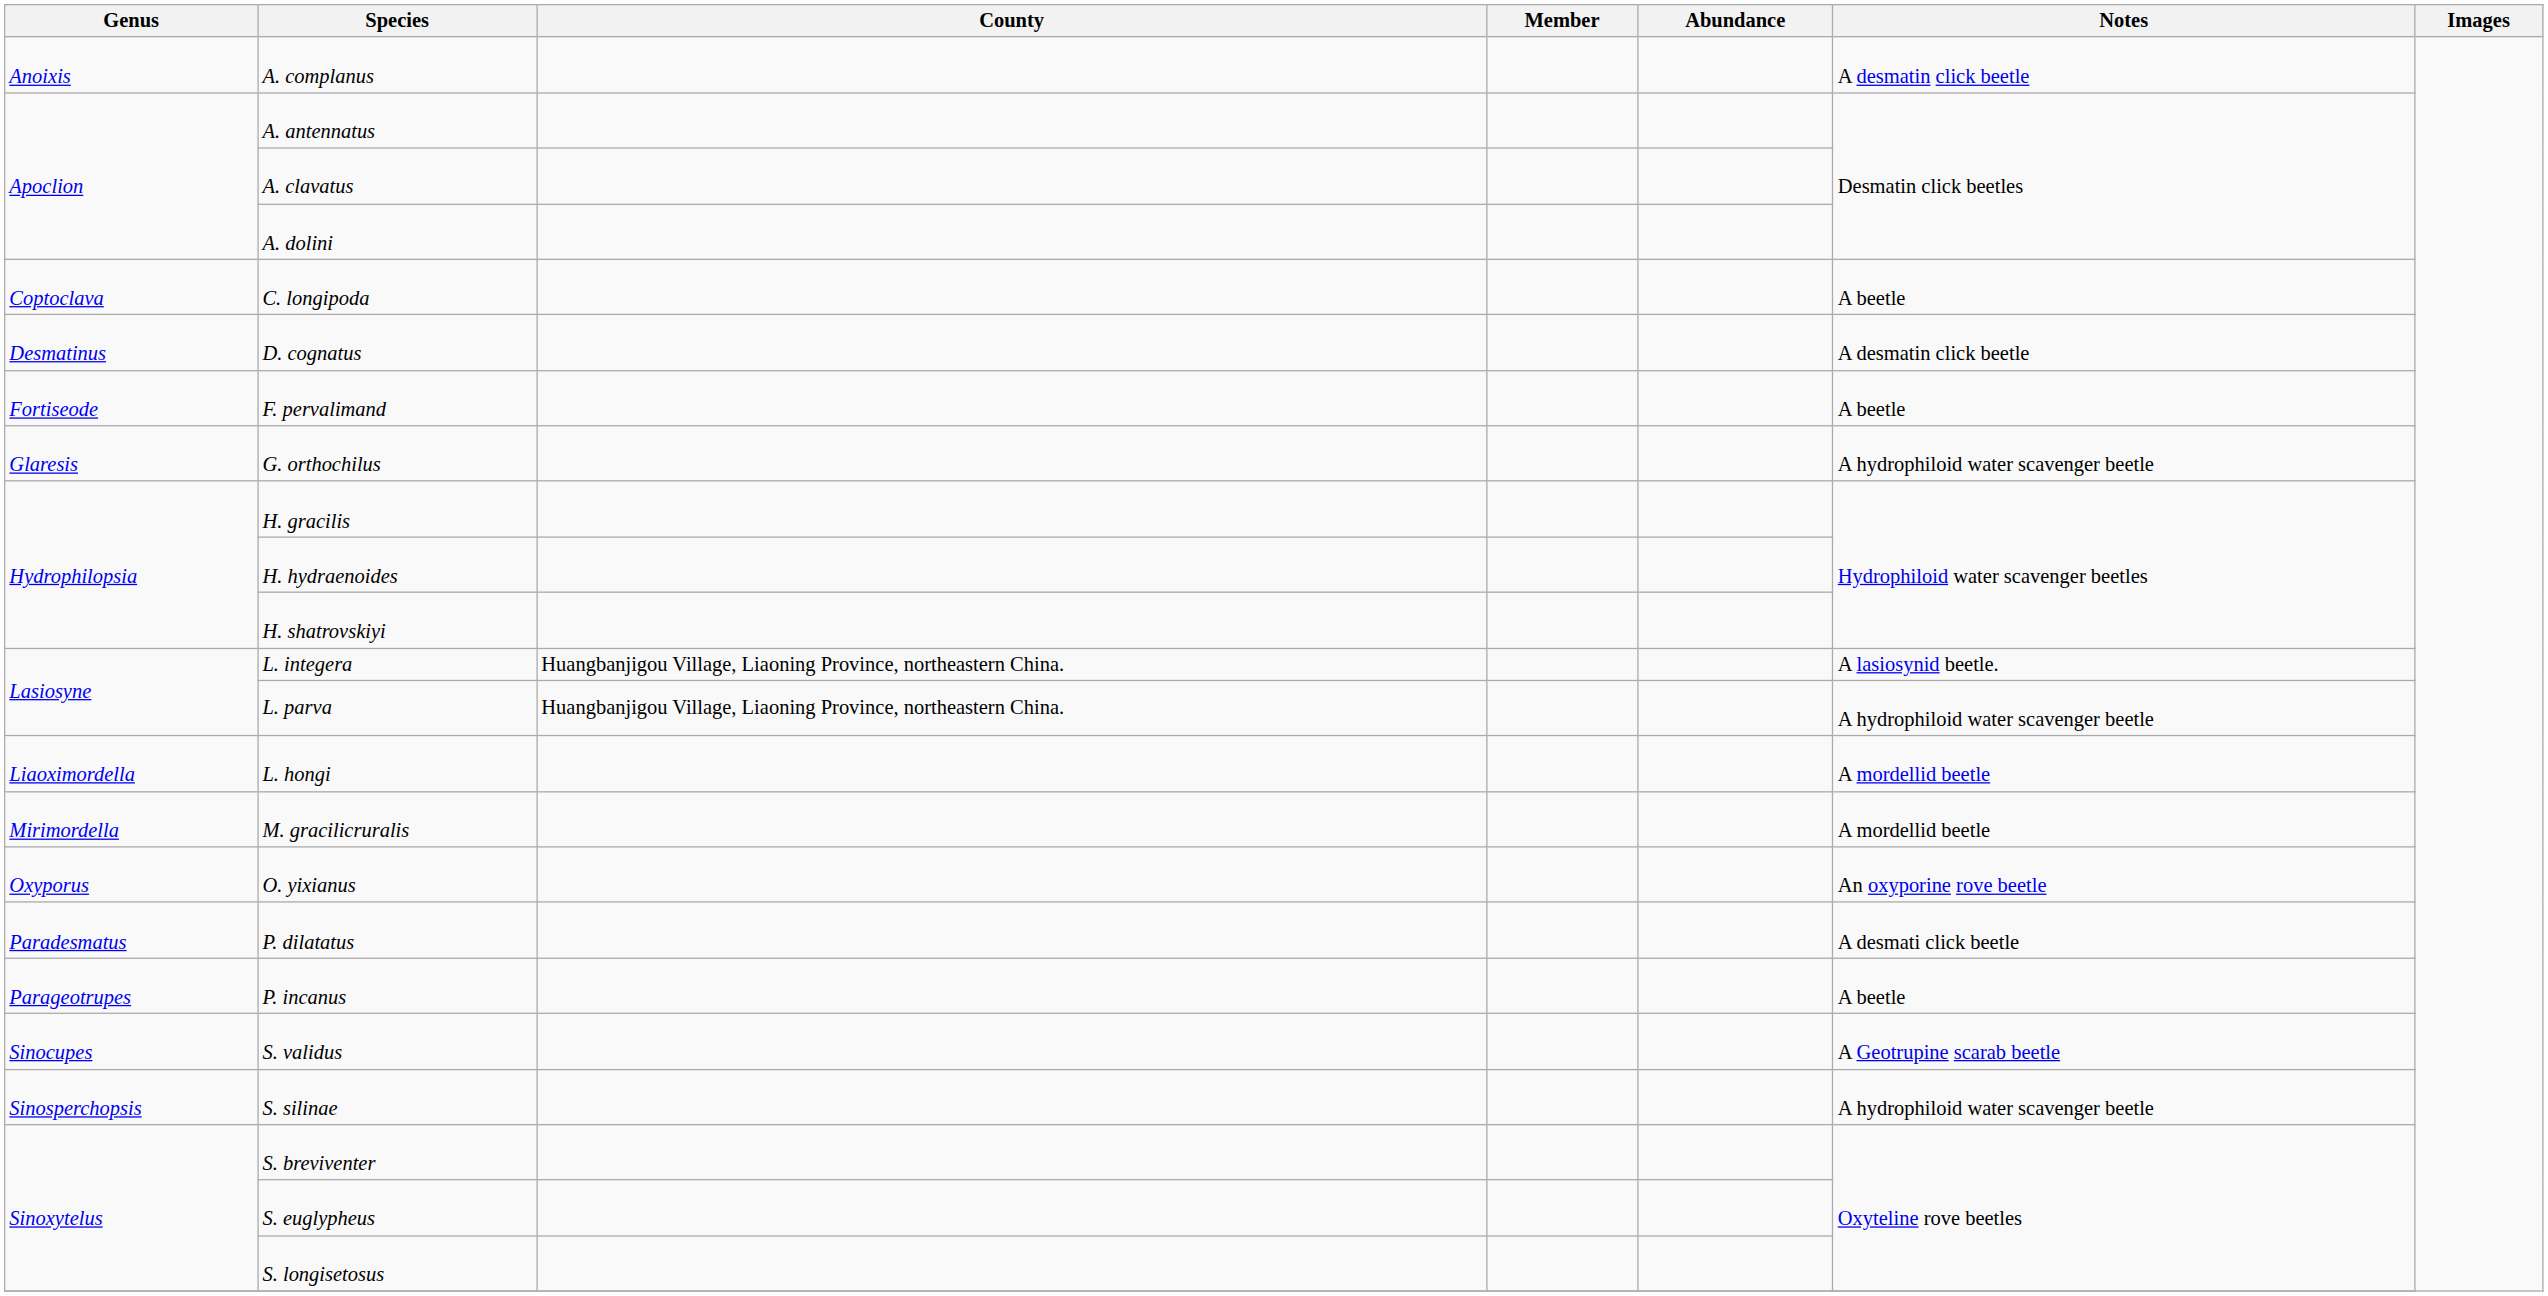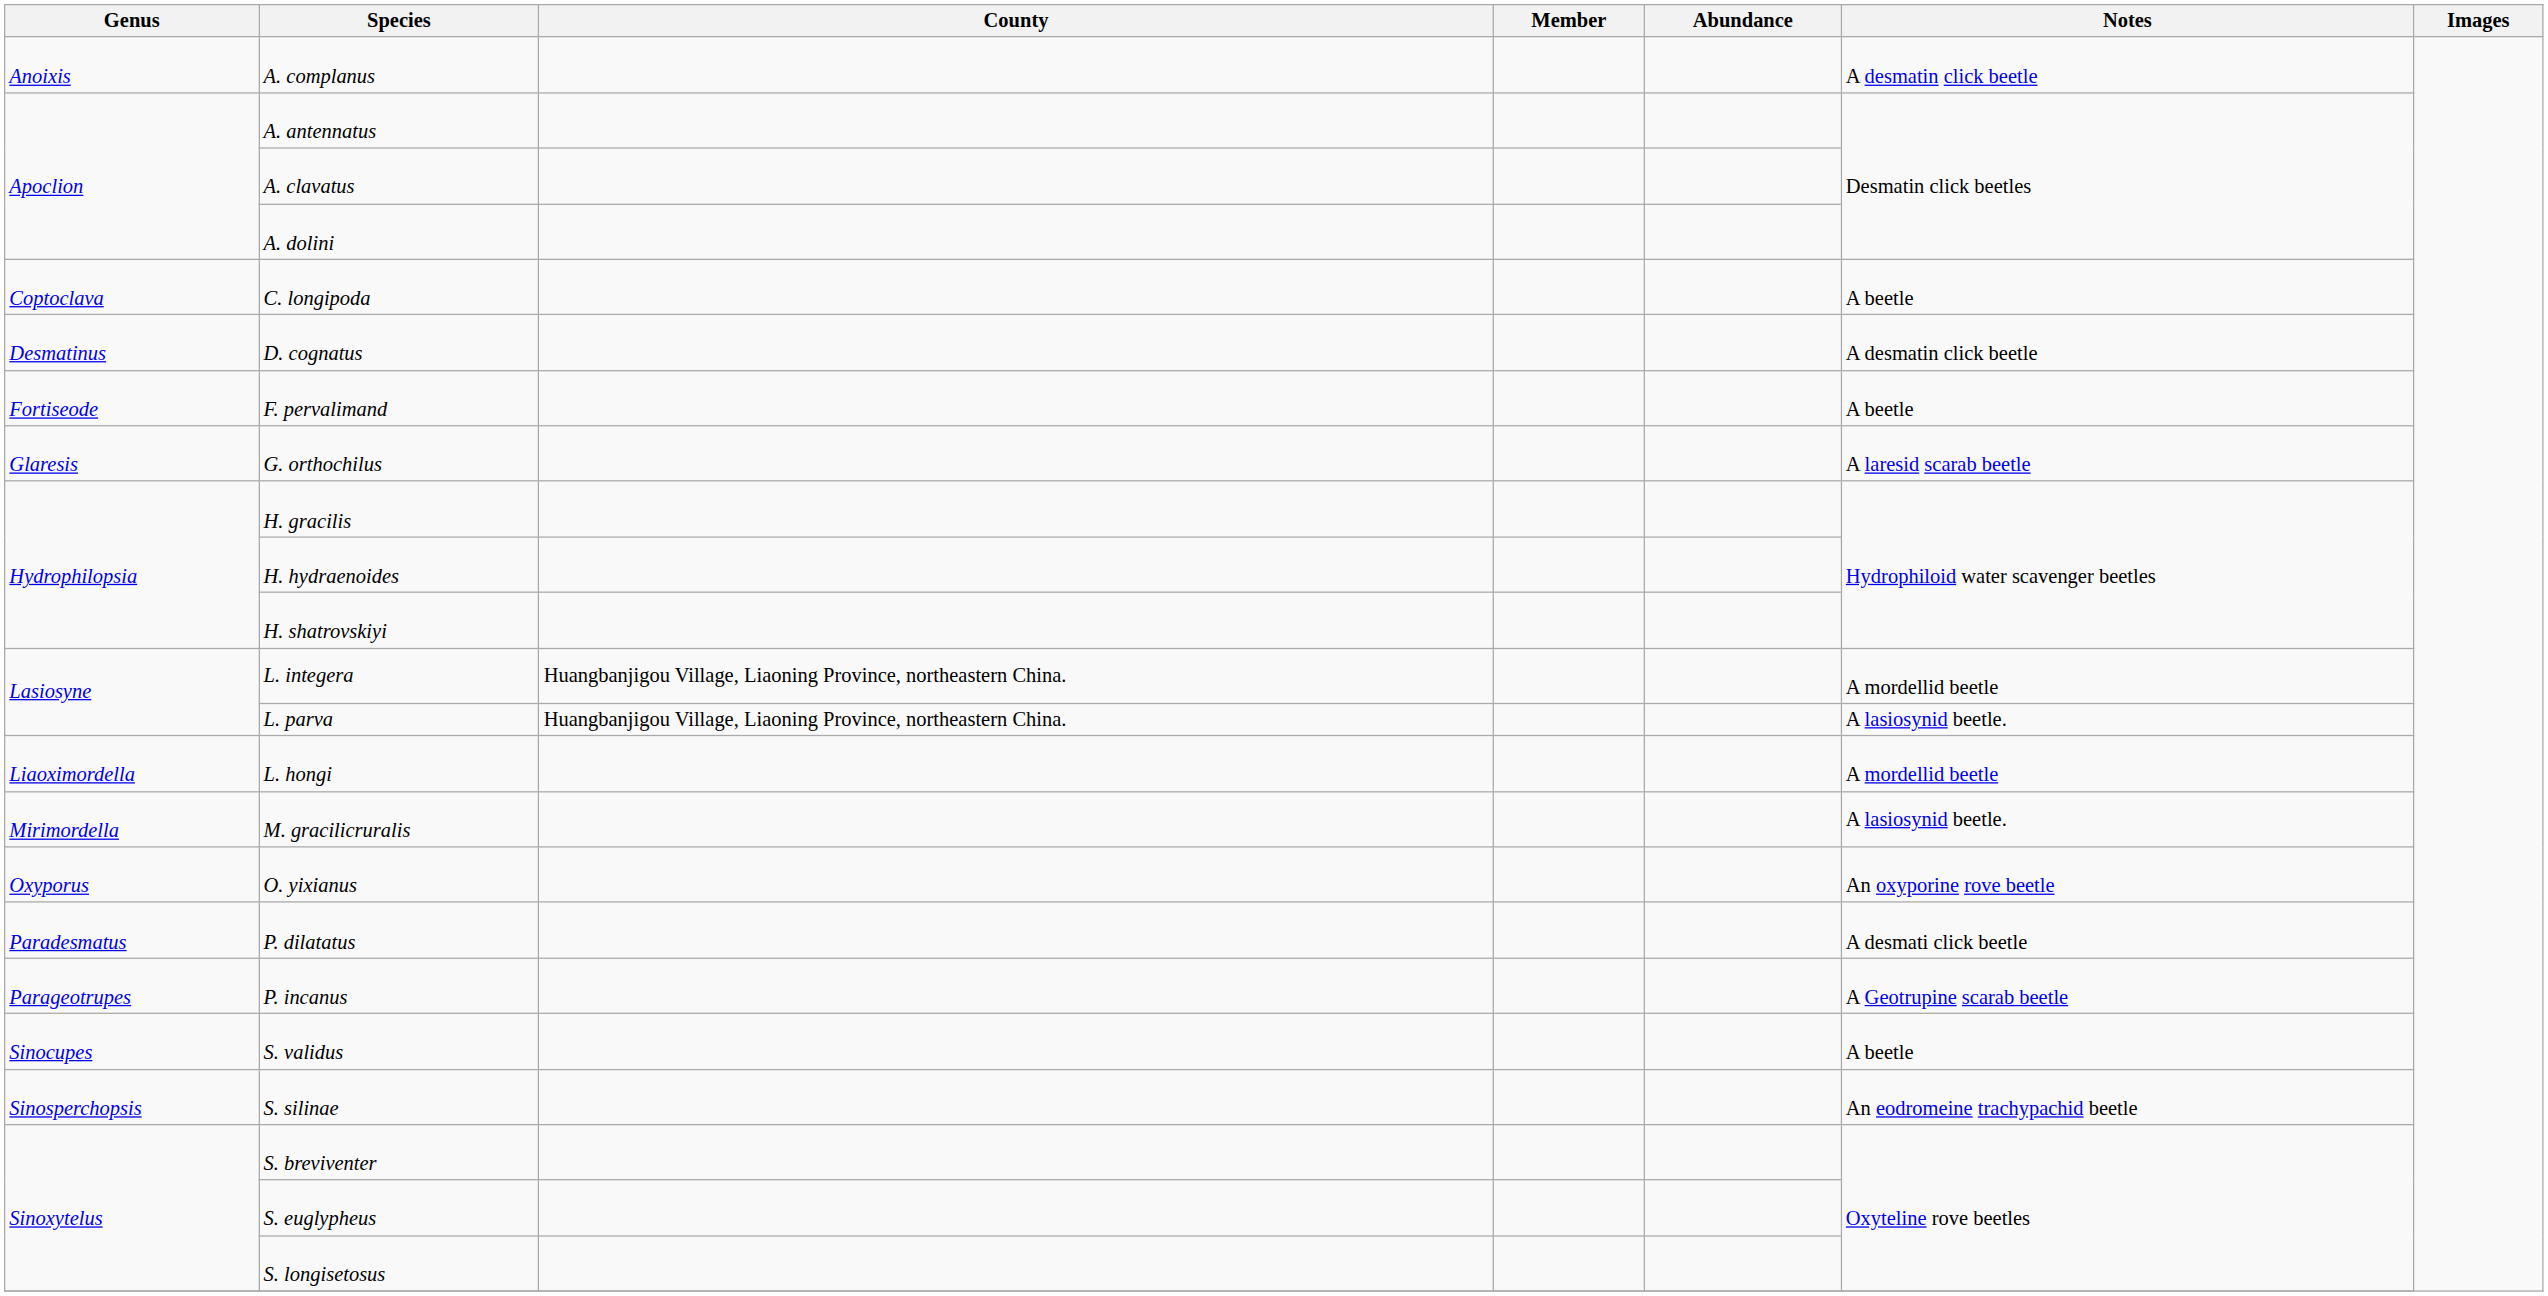(1996, 464) A hydrophiloid water scavenger beetle -> (1938, 464) A laresid scarab beetle
(1918, 663) A lasiosynid beetle. -> (1922, 686) A mordellid beetle
(1996, 719) A hydrophiloid water scavenger beetle -> (1926, 719) A lasiosynid beetle.
(1914, 830) A mordellid beetle -> (1926, 818) A lasiosynid beetle.
(1872, 997) A beetle -> (1957, 997) A Geotrupine scarab beetle
(1949, 1052) A Geotrupine scarab beetle -> (1880, 1052) A beetle
(1996, 1108) A hydrophiloid water scavenger beetle -> (1992, 1108) An eodromeine trachypachid beetle
